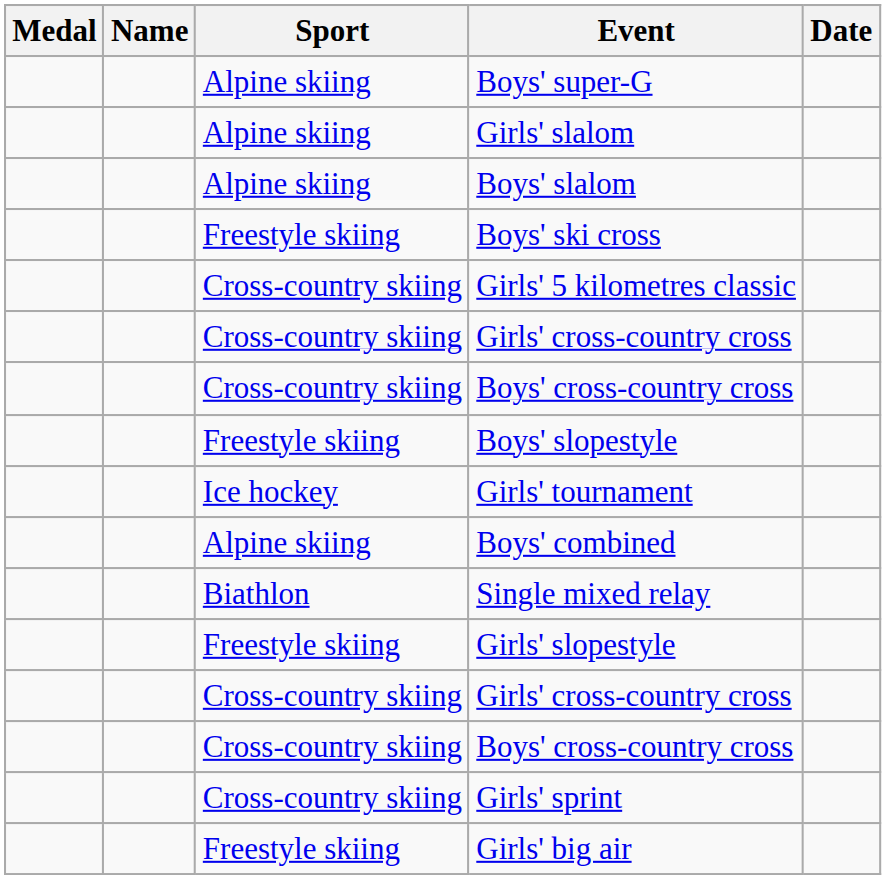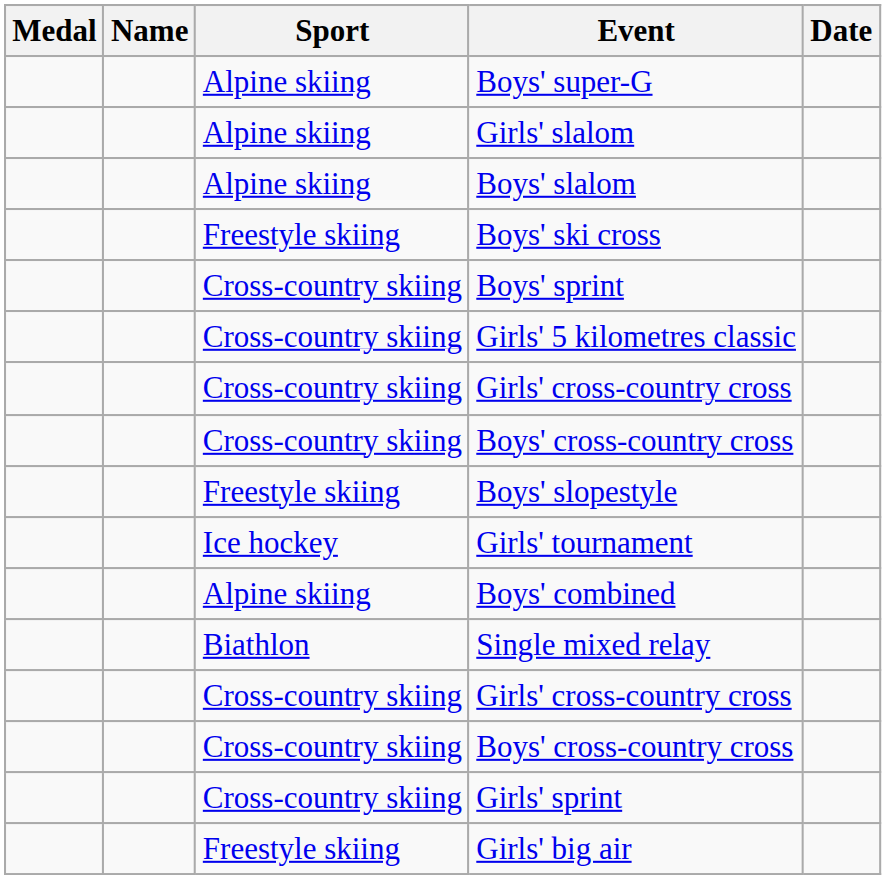+ row: (332, 285)
- row: (301, 643)
